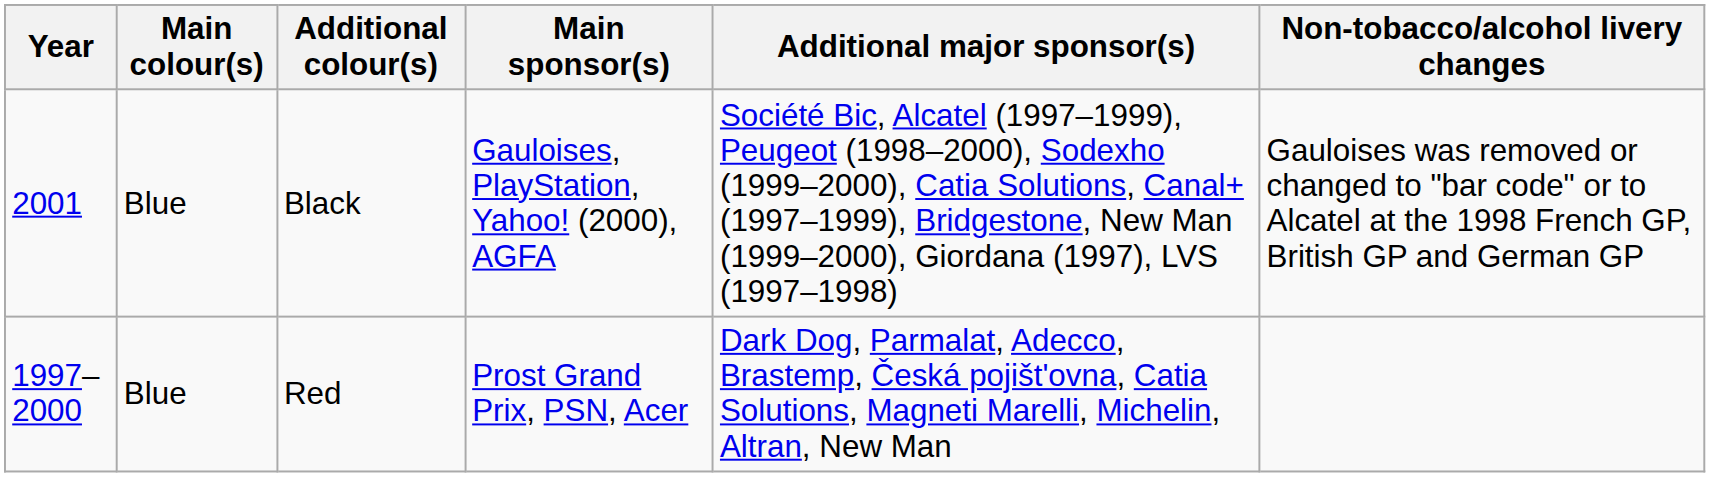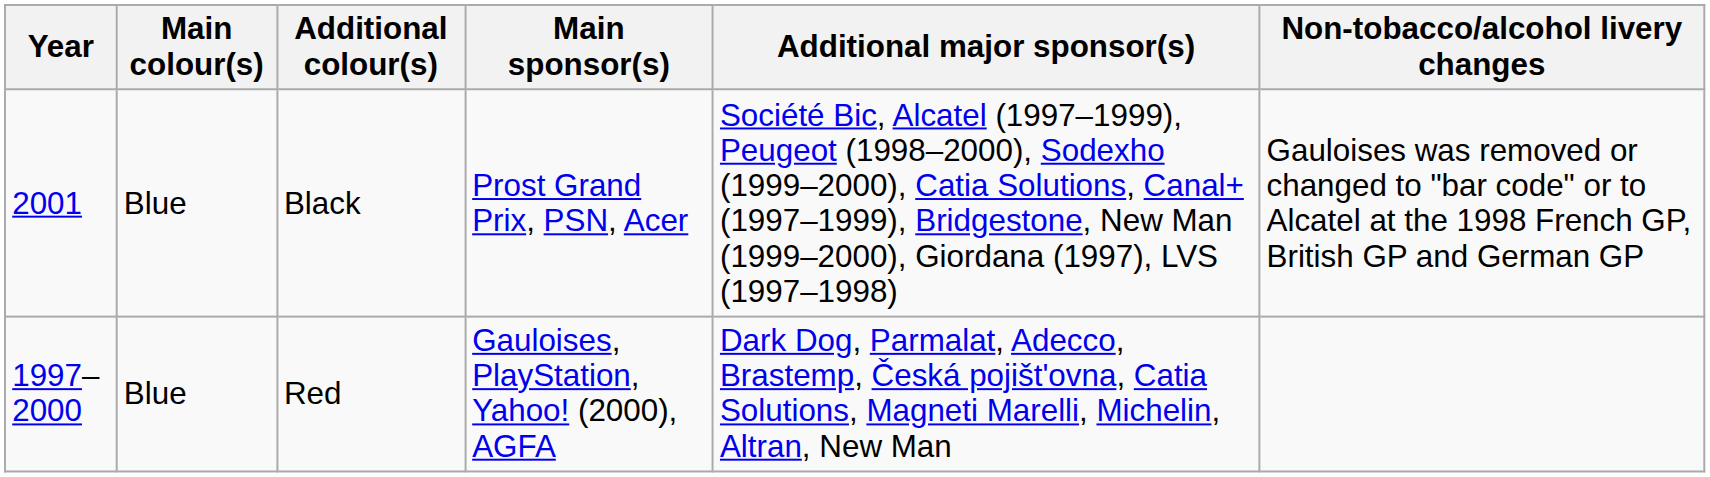(575, 202) Gauloises, PlayStation, Yahoo! (2000), AGFA -> (580, 202) Prost Grand Prix, PSN, Acer
(580, 393) Prost Grand Prix, PSN, Acer -> (575, 393) Gauloises, PlayStation, Yahoo! (2000), AGFA
